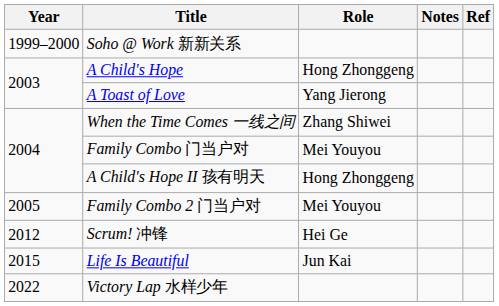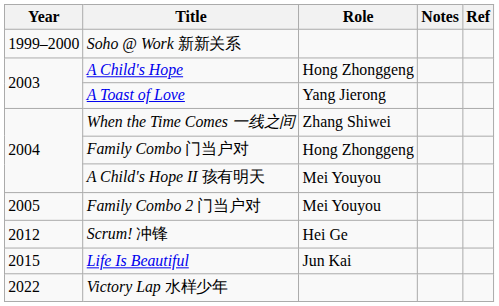(342, 150) Mei Youyou -> (358, 150) Hong Zhonggeng
(358, 178) Hong Zhonggeng -> (342, 178) Mei Youyou
